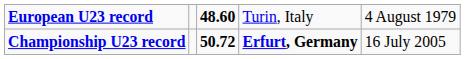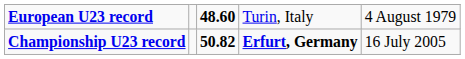(218, 41) 50.72 -> (218, 41) 50.82
